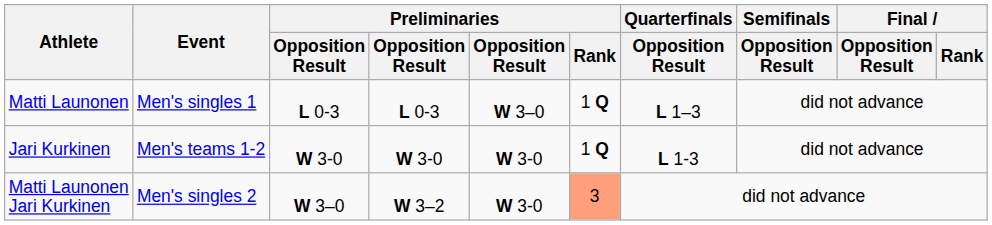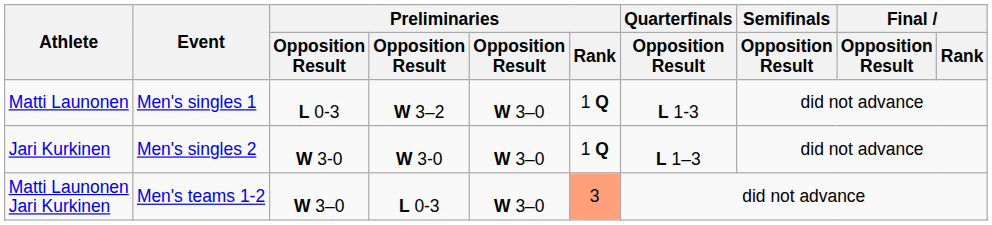(419, 113) L 0-3 -> (419, 113) W 3–2
(678, 113) L 1–3 -> (678, 113) L 1-3
(201, 150) Men's teams 1-2 -> (197, 150) Men's singles 2
(519, 159) W 3-0 -> (519, 159) W 3–0
(678, 159) L 1-3 -> (678, 159) L 1–3
(197, 197) Men's singles 2 -> (201, 197) Men's teams 1-2
(419, 206) W 3–2 -> (419, 206) L 0-3
(519, 206) W 3-0 -> (519, 206) W 3–0
